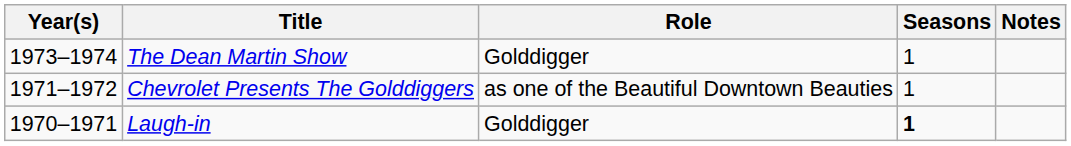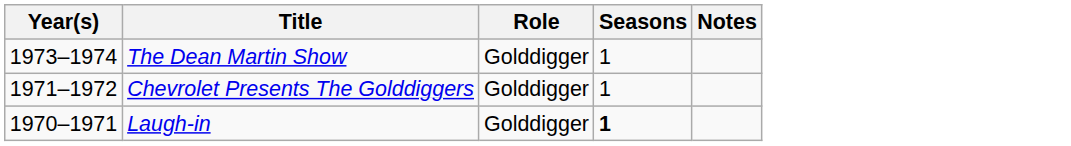(688, 90) as one of the Beautiful Downtown Beauties -> (537, 90) Golddigger
